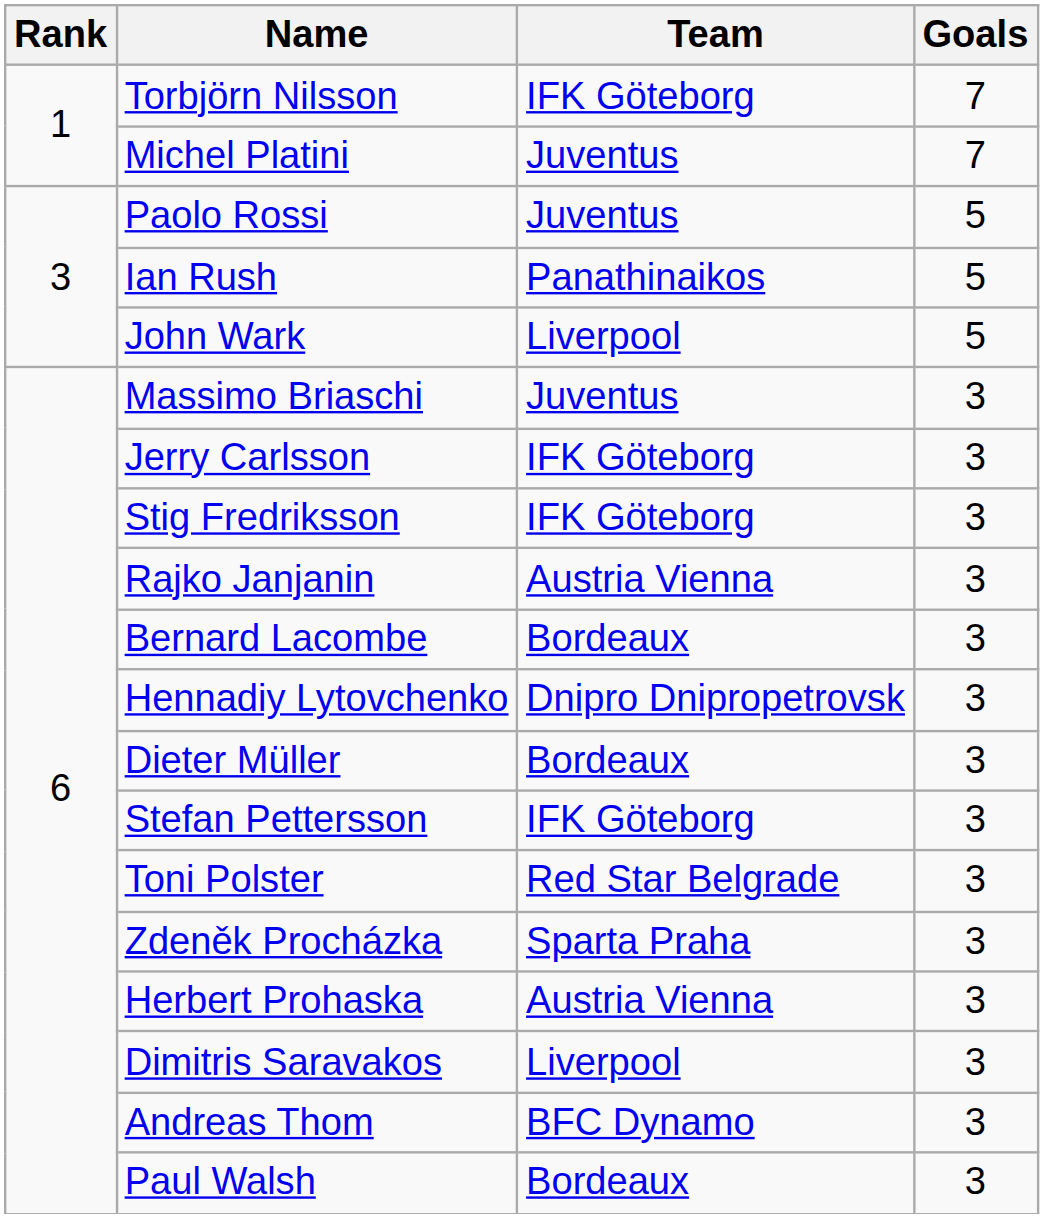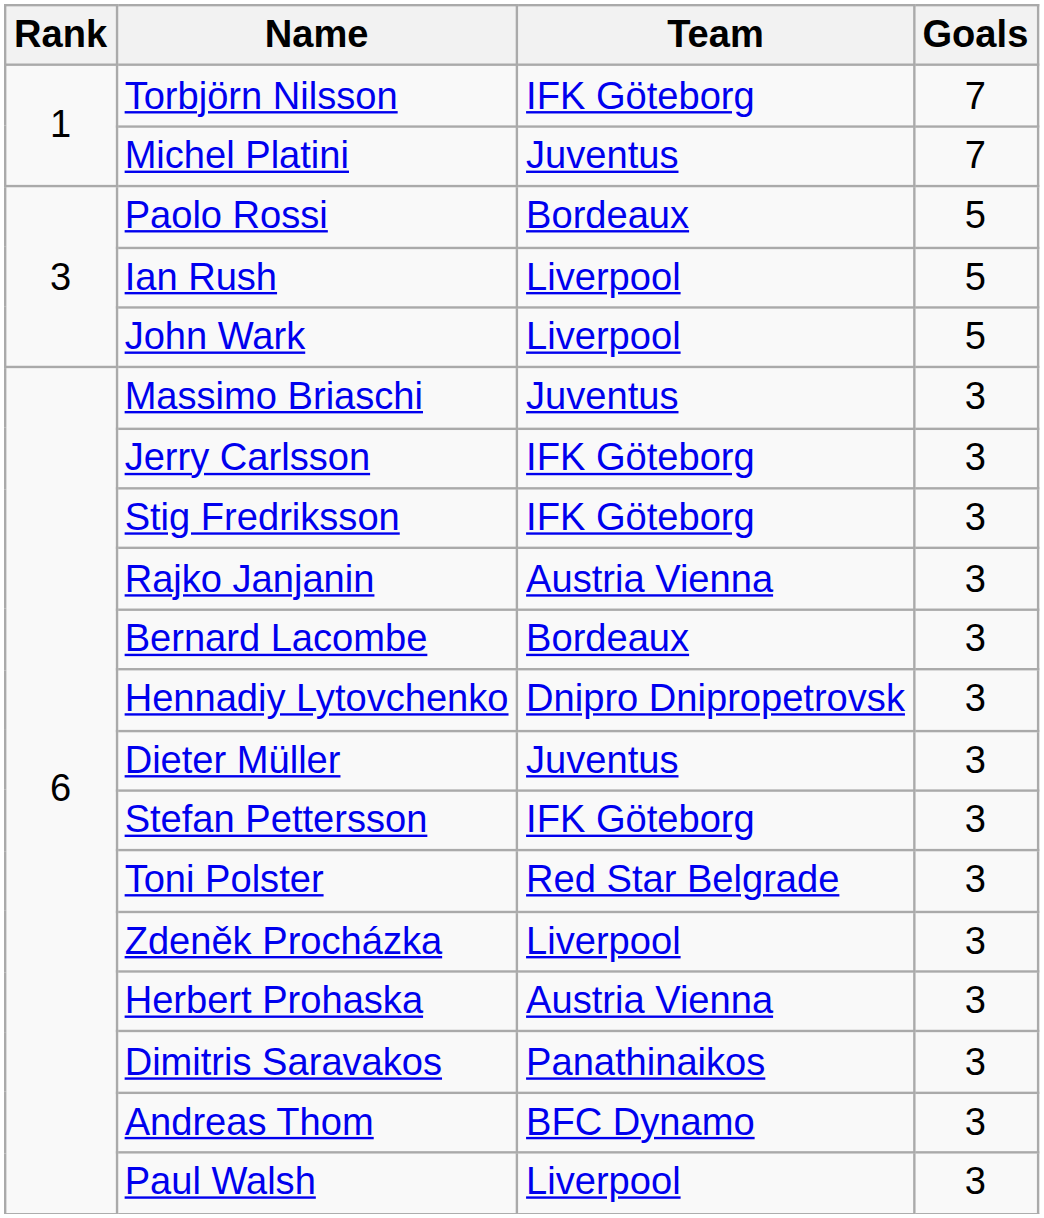(602, 215) Juventus -> (608, 215) Bordeaux
(646, 276) Panathinaikos -> (603, 276) Liverpool
(608, 759) Bordeaux -> (602, 759) Juventus
(638, 940) Sparta Praha -> (603, 940) Liverpool
(603, 1061) Liverpool -> (646, 1061) Panathinaikos
(608, 1182) Bordeaux -> (603, 1182) Liverpool
